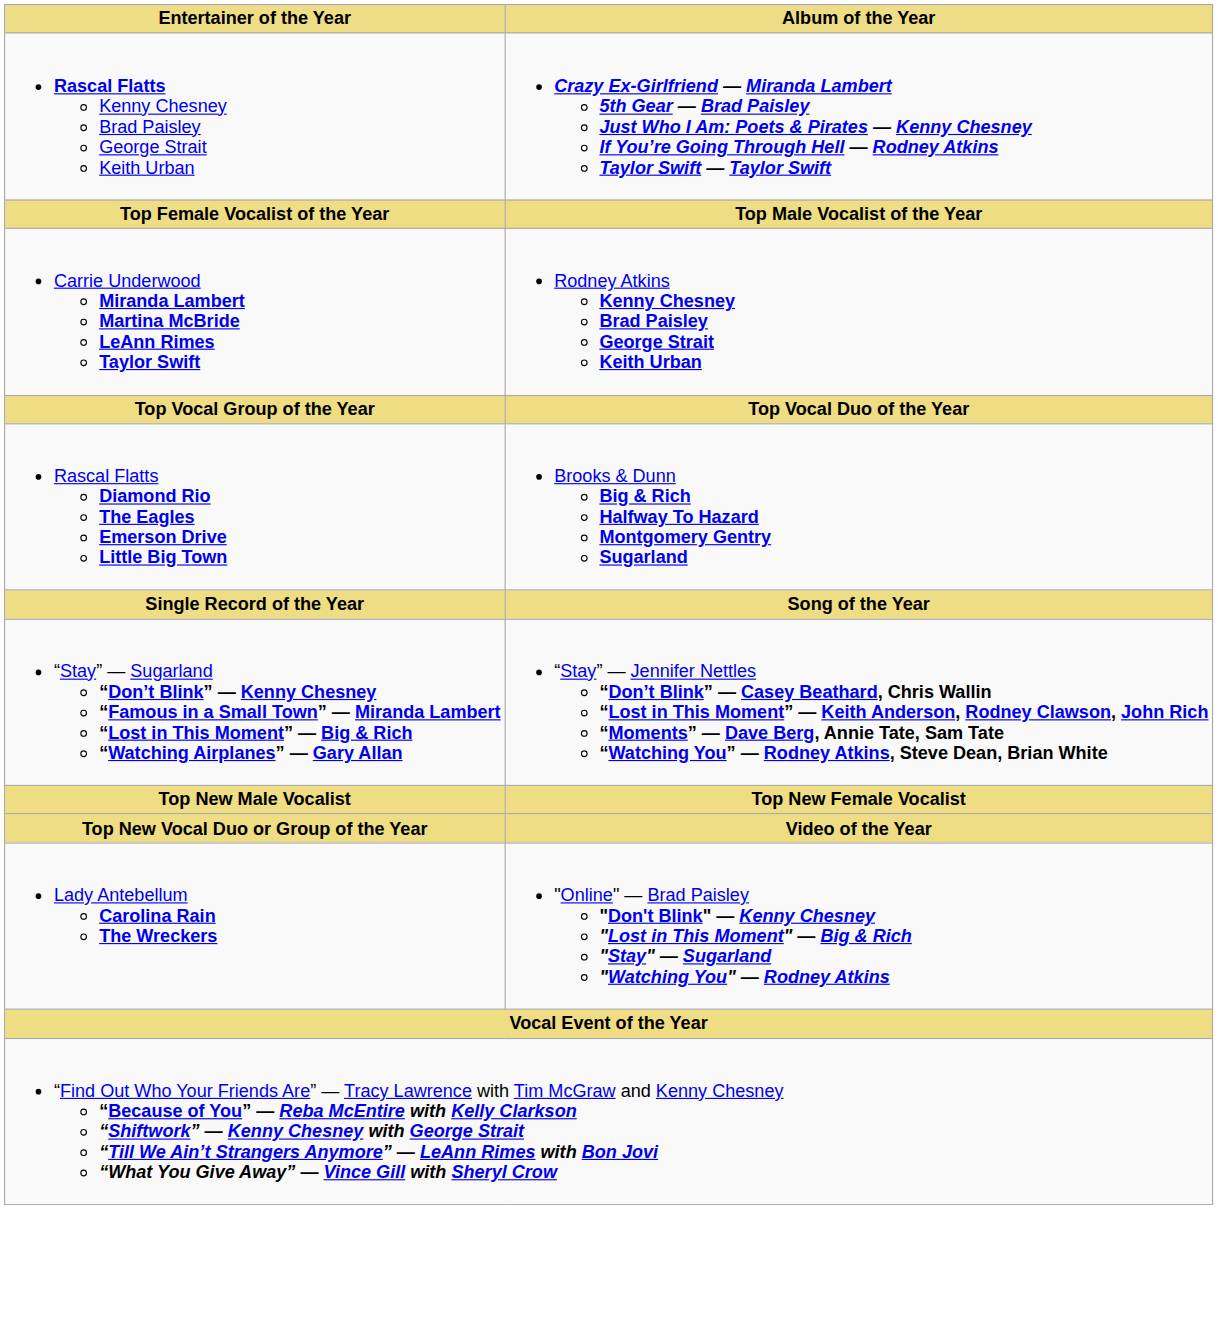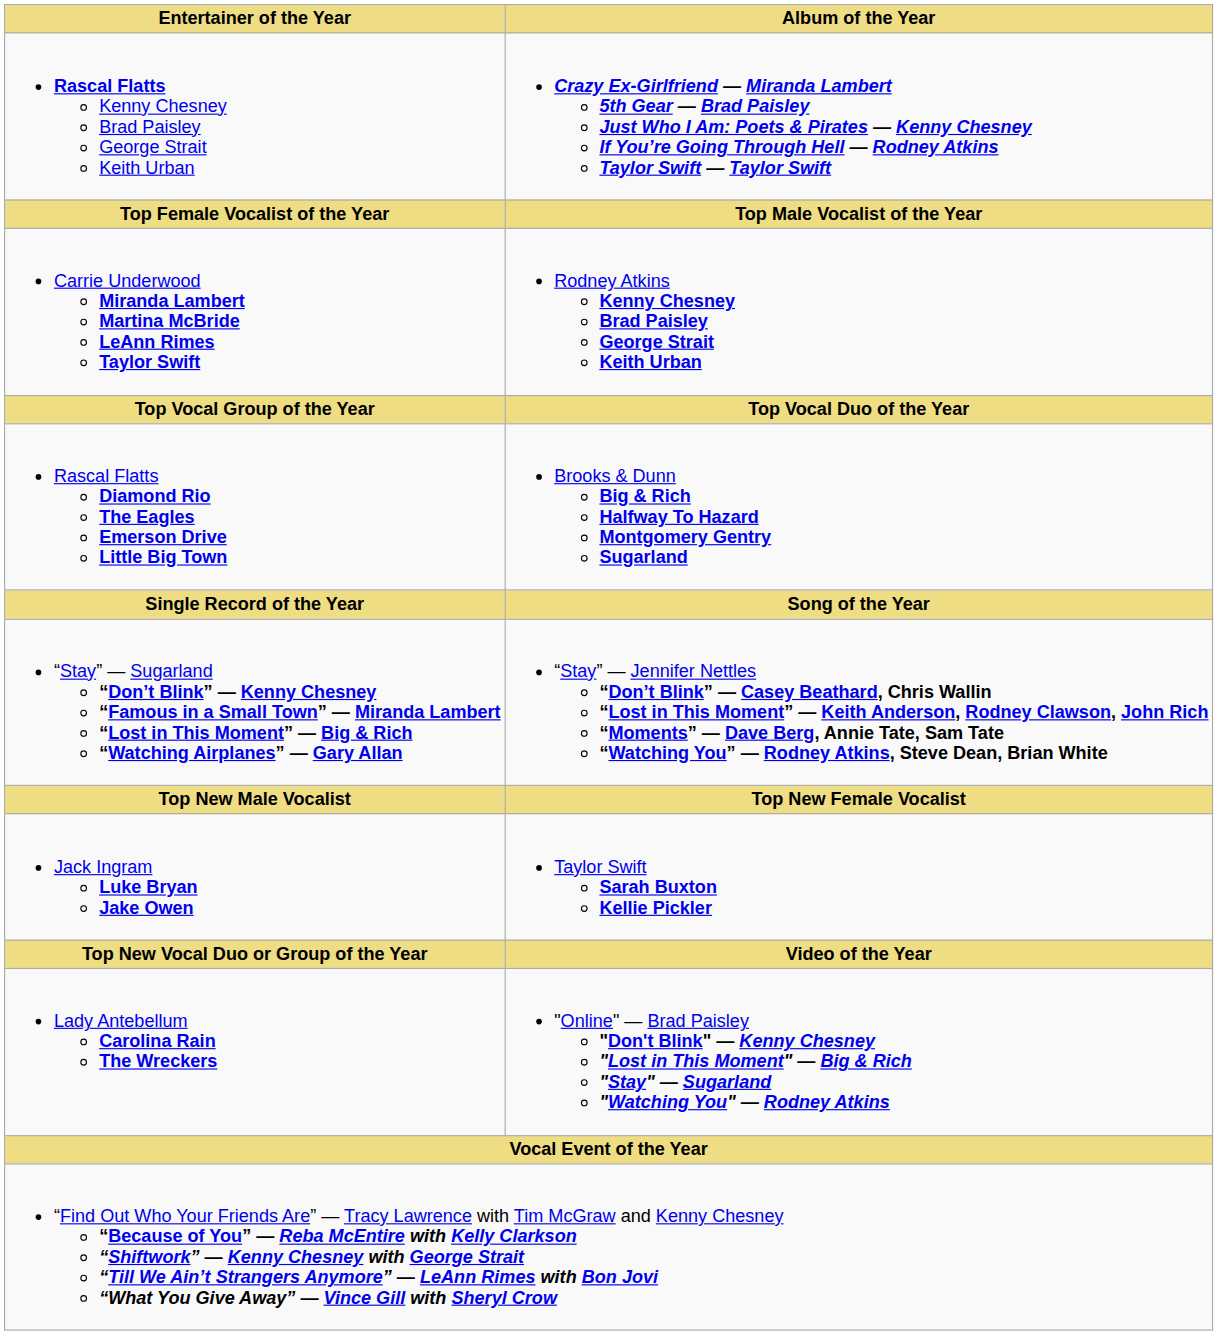+ row: (255, 887)
